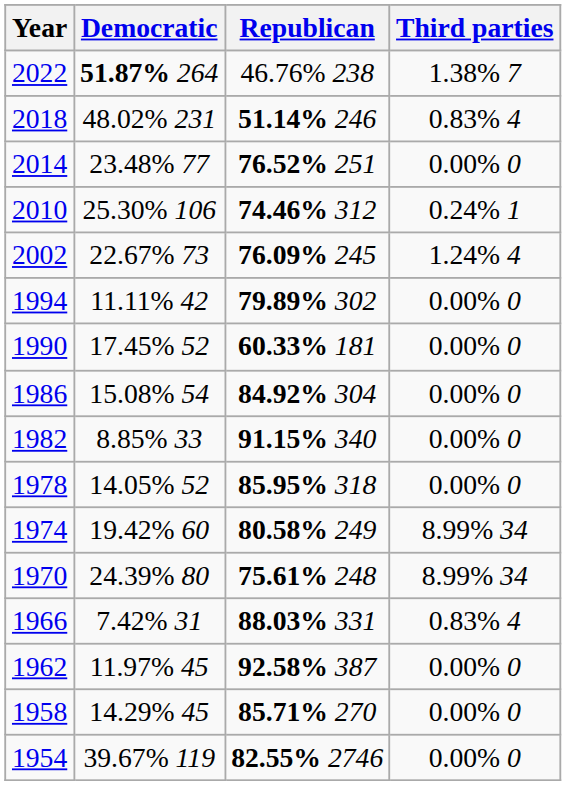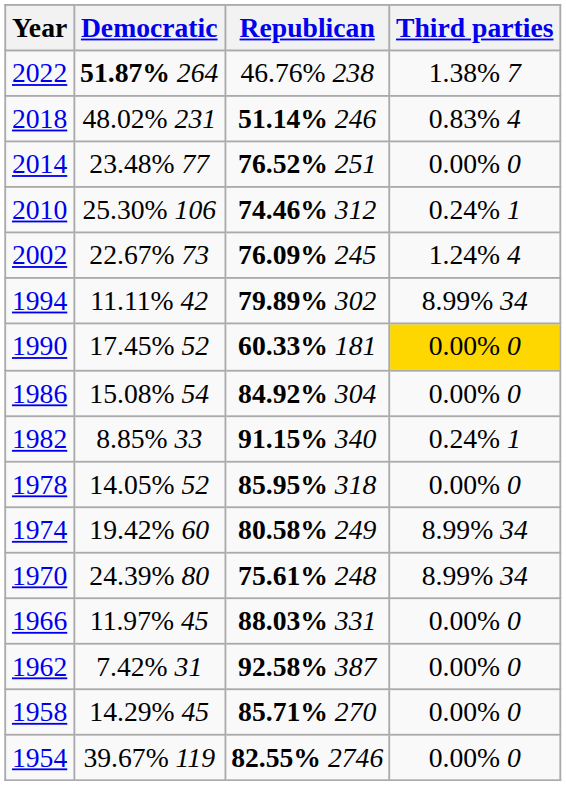(475, 301) 0.00% 0 -> (475, 301) 8.99% 34
(475, 346) no background -> (475, 346) gold background
(475, 438) 0.00% 0 -> (475, 438) 0.24% 1
(149, 620) 7.42% 31 -> (149, 620) 11.97% 45
(475, 620) 0.83% 4 -> (475, 620) 0.00% 0
(149, 666) 11.97% 45 -> (149, 666) 7.42% 31
